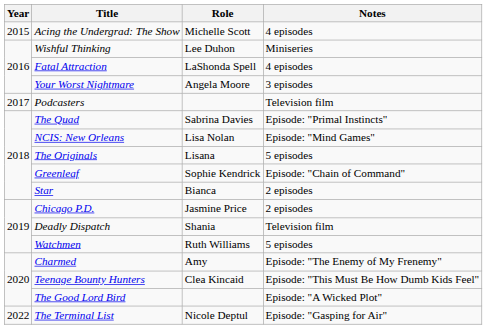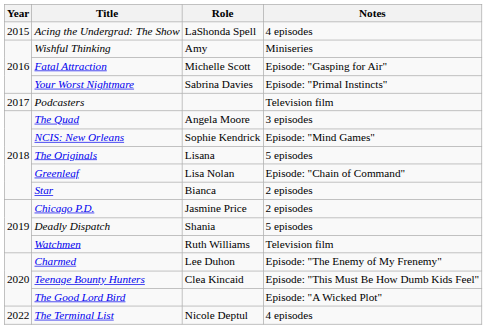(218, 31) Michelle Scott -> (220, 31) LaShonda Spell
(210, 48) Lee Duhon -> (196, 48) Amy
(220, 66) LaShonda Spell -> (218, 66) Michelle Scott
(289, 66) 4 episodes -> (326, 66) Episode: "Gasping for Air"
(217, 84) Angela Moore -> (219, 84) Sabrina Davies
(289, 84) 3 episodes -> (326, 84) Episode: "Primal Instincts"
(219, 119) Sabrina Davies -> (217, 119) Angela Moore
(326, 119) Episode: "Primal Instincts" -> (289, 119) 3 episodes
(210, 137) Lisa Nolan -> (223, 137) Sophie Kendrick
(223, 173) Sophie Kendrick -> (210, 173) Lisa Nolan
(300, 226) Television film -> (289, 226) 5 episodes
(289, 244) 5 episodes -> (300, 244) Television film
(196, 262) Amy -> (210, 262) Lee Duhon
(326, 315) Episode: "Gasping for Air" -> (289, 315) 4 episodes
